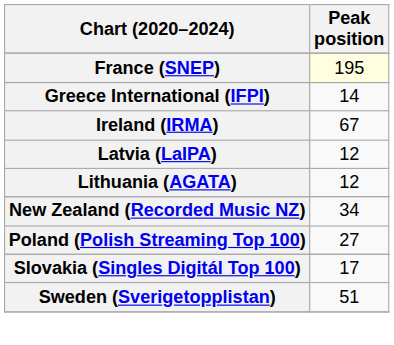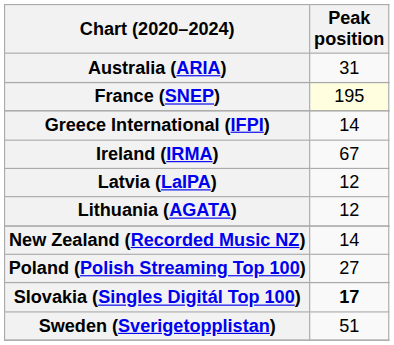+ row: (157, 67)
(349, 211) 34 -> (349, 239) 14
(349, 268) normal -> (349, 297) bold
